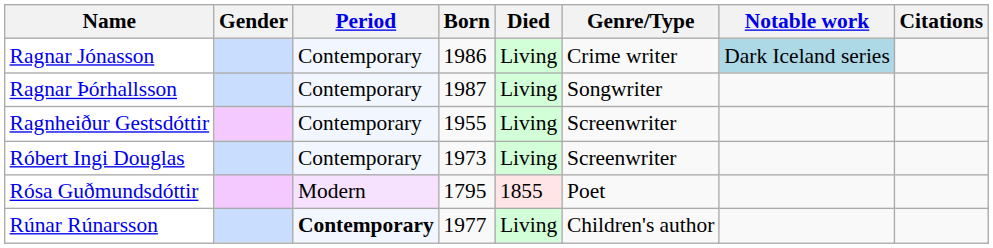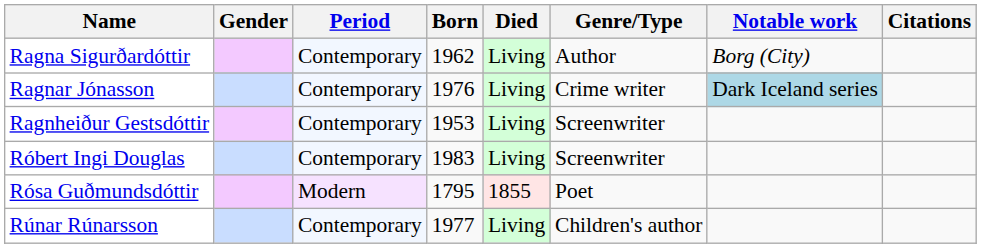+ row: (100, 55)
(465, 55) 1986 -> (453, 89) 1976
- row: (93, 89)
(465, 123) 1955 -> (453, 123) 1953
(465, 157) 1973 -> (453, 157) 1983
(366, 225) bold -> (360, 225) normal
